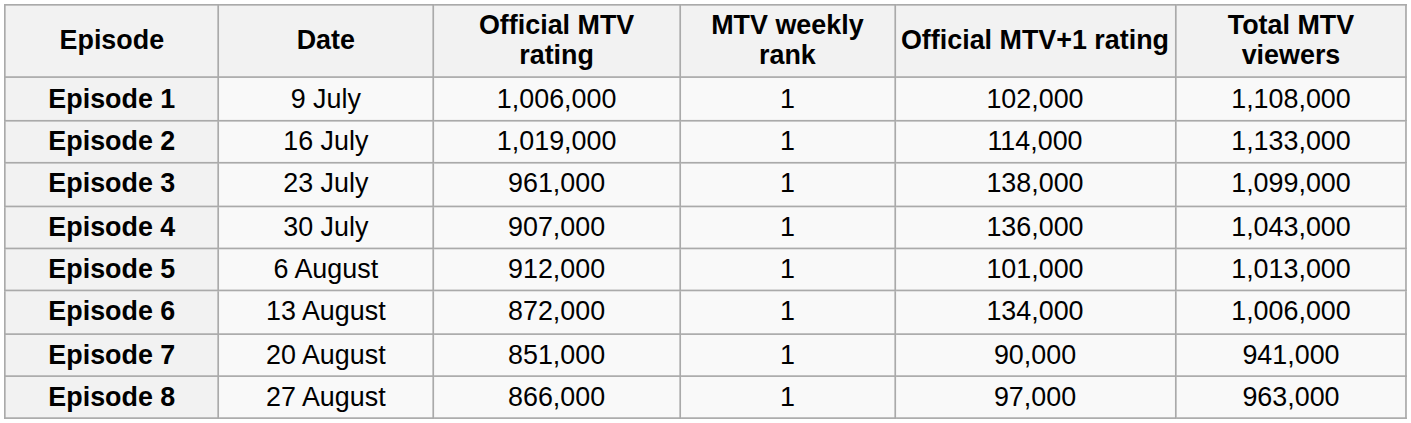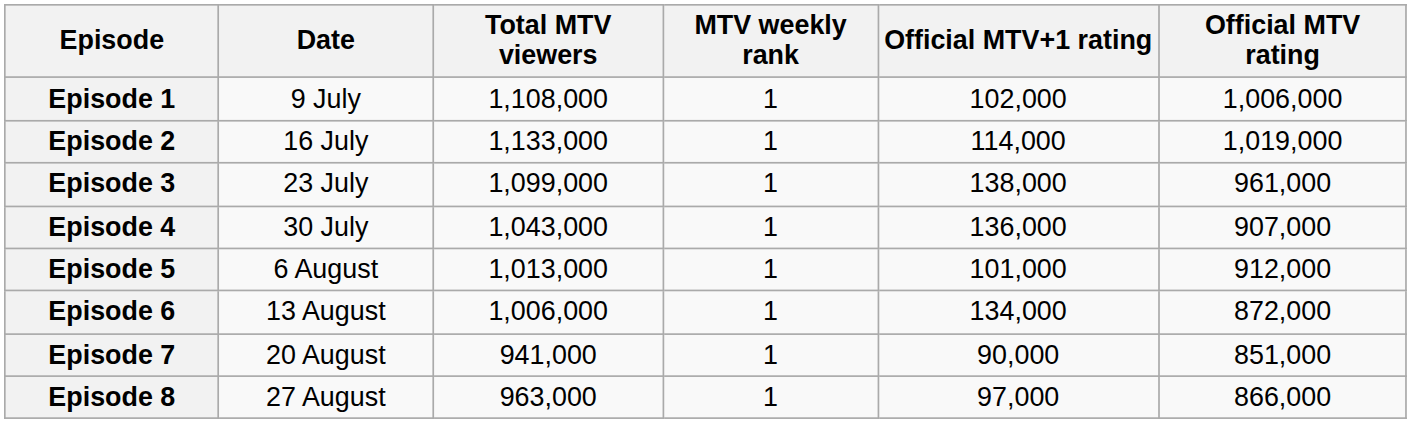columns swapped: (557, 40) <-> (1291, 40)
